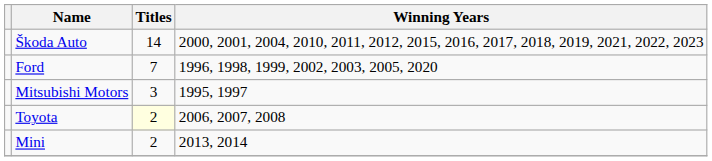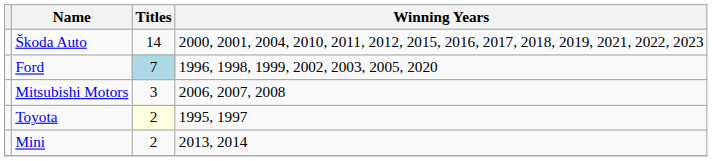(154, 66) no background -> (154, 66) lightblue background
(213, 92) 1995, 1997 -> (232, 92) 2006, 2007, 2008
(232, 117) 2006, 2007, 2008 -> (213, 117) 1995, 1997
